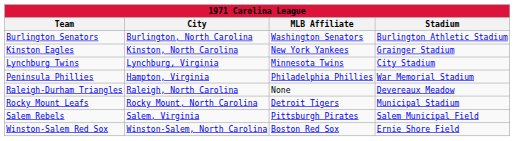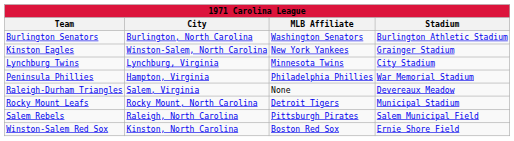(182, 50) Kinston, North Carolina -> (197, 50) Winston-Salem, North Carolina
(182, 90) Raleigh, North Carolina -> (163, 90) Salem, Virginia
(163, 116) Salem, Virginia -> (182, 116) Raleigh, North Carolina
(197, 129) Winston-Salem, North Carolina -> (182, 129) Kinston, North Carolina
